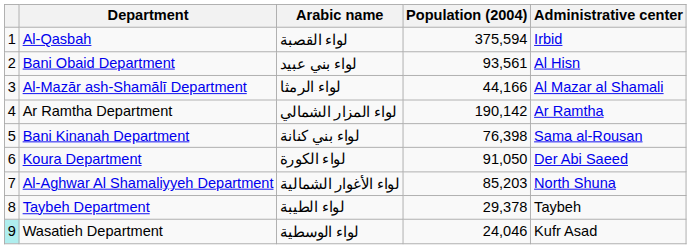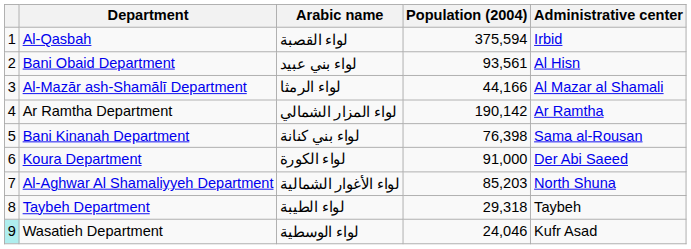(505, 159) 91,050 -> (505, 159) 91,000
(505, 207) 29,378 -> (505, 207) 29,318
